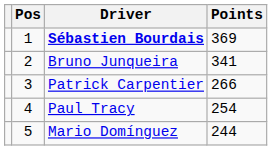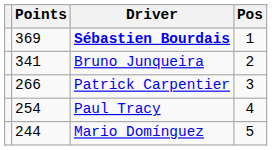columns swapped: (28, 17) <-> (237, 17)
